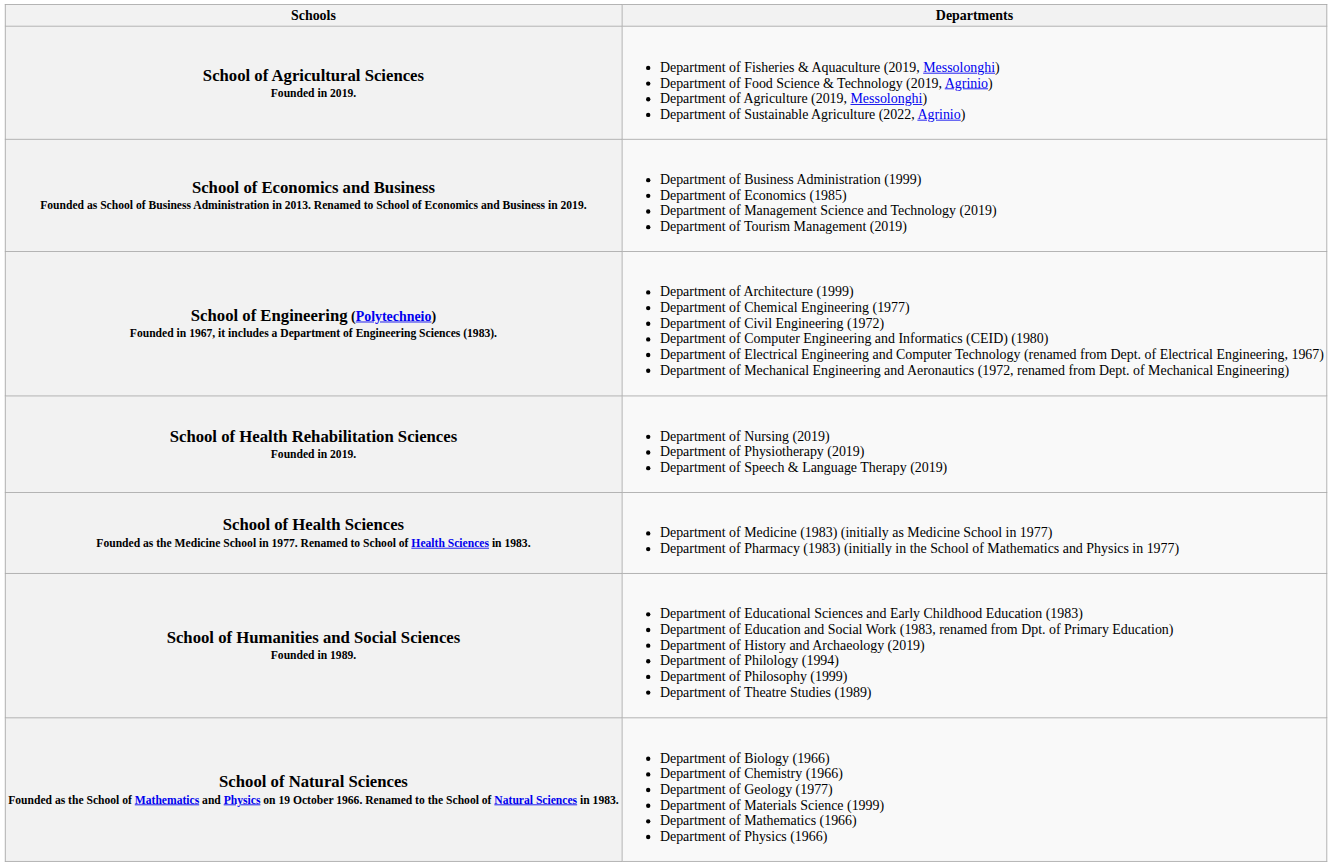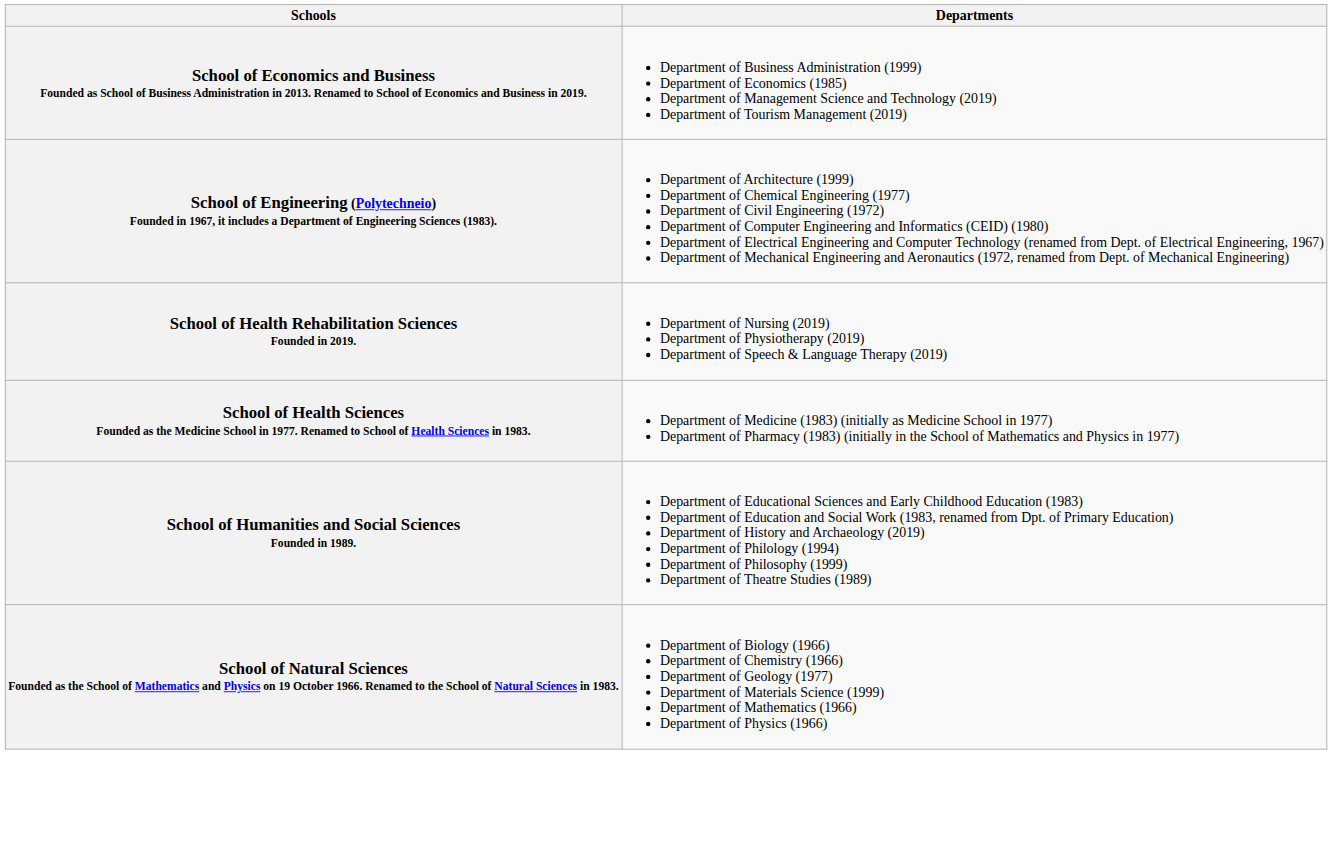- row: (313, 82)
